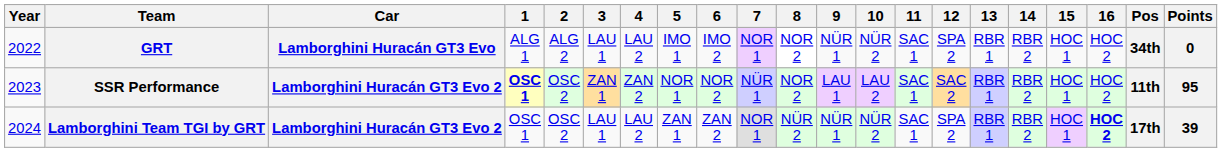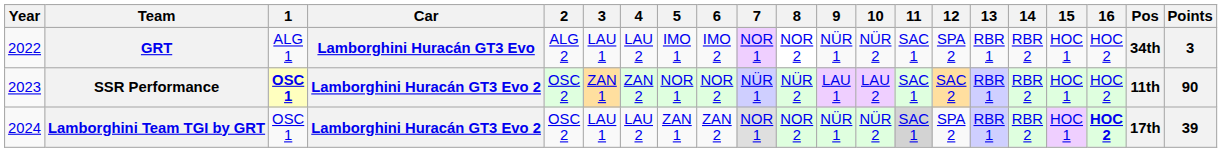columns swapped: (387, 16) <-> (525, 16)
(1190, 47) 0 -> (1190, 47) 3
(797, 87) NOR 2 -> (797, 87) NÜR 2
(1190, 87) 95 -> (1190, 87) 90
(797, 127) NÜR 2 -> (797, 127) NOR 2
(914, 127) no background -> (914, 127) lightgrey background
